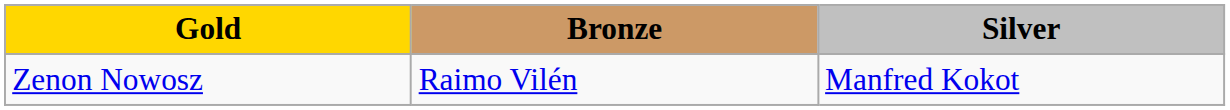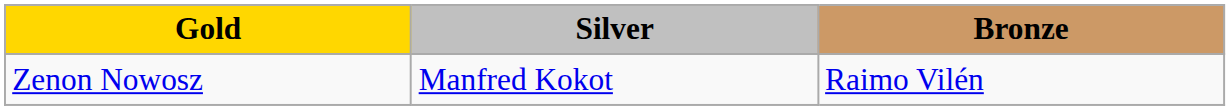columns swapped: (1021, 29) <-> (615, 29)
